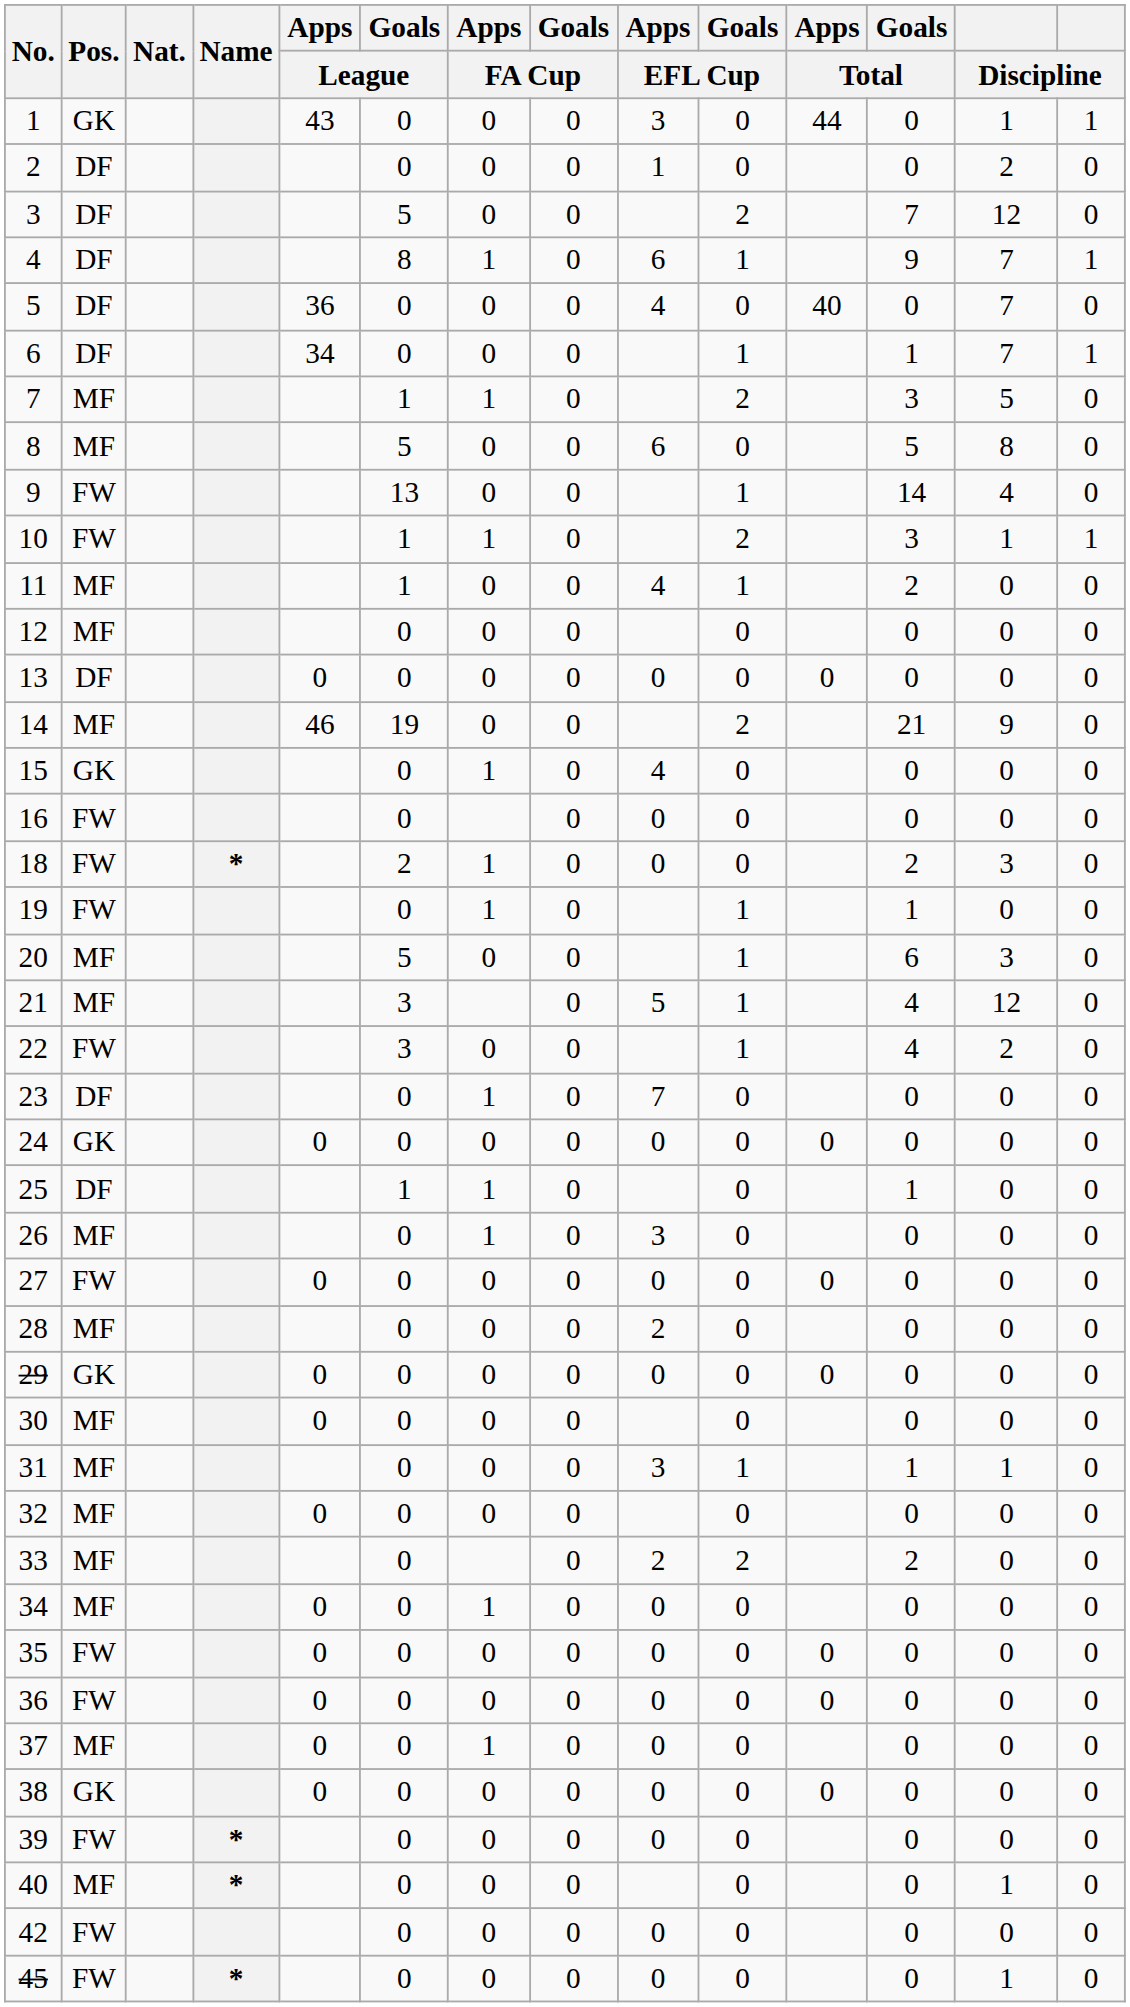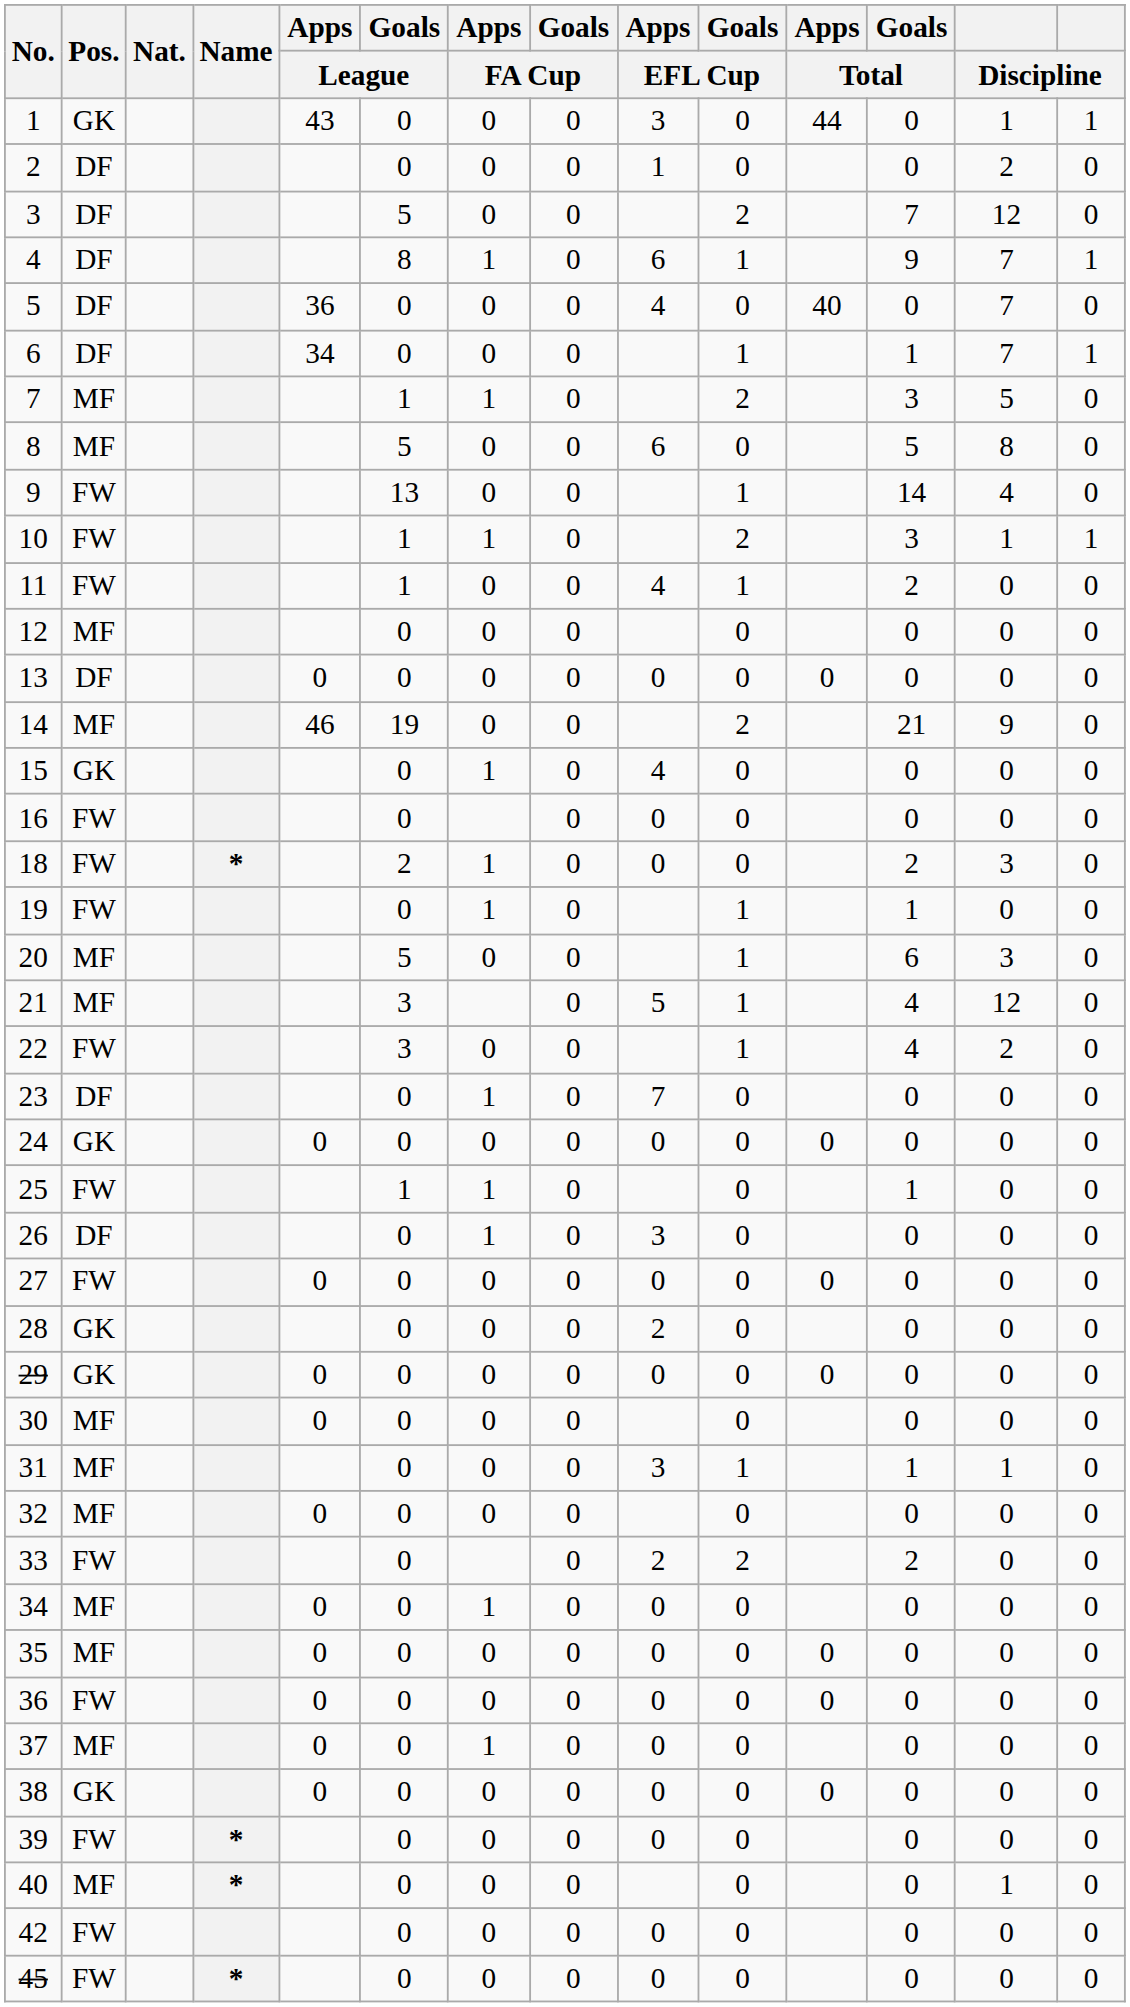(94, 584) MF -> (94, 584) FW
(94, 1188) DF -> (94, 1188) FW
(94, 1235) MF -> (94, 1235) DF
(94, 1327) MF -> (94, 1327) GK
(94, 1560) MF -> (94, 1560) FW
(94, 1652) FW -> (94, 1652) MF
(1006, 1978) 1 -> (1006, 1978) 0
